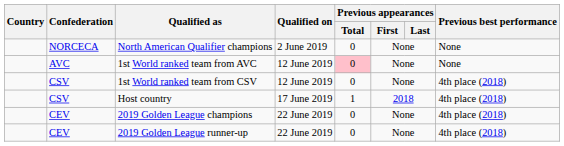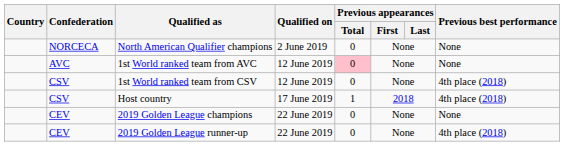(472, 116) 4th place (2018) -> (450, 116) None
